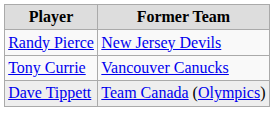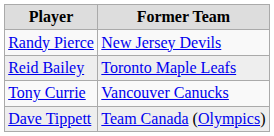+ row: (46, 67)
